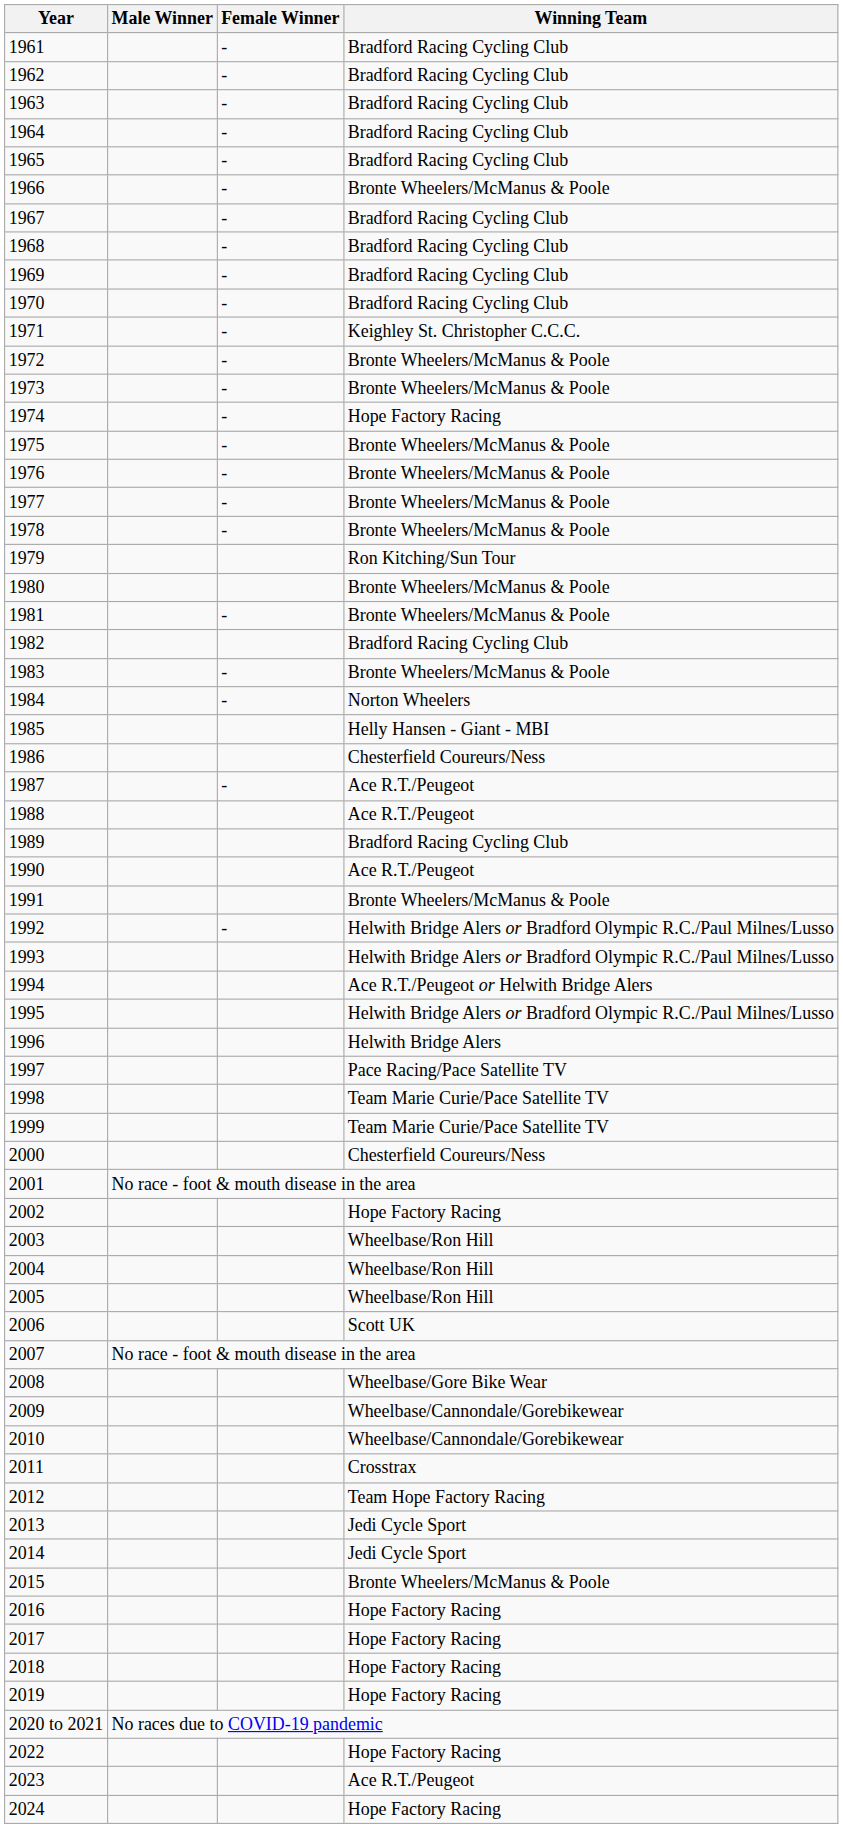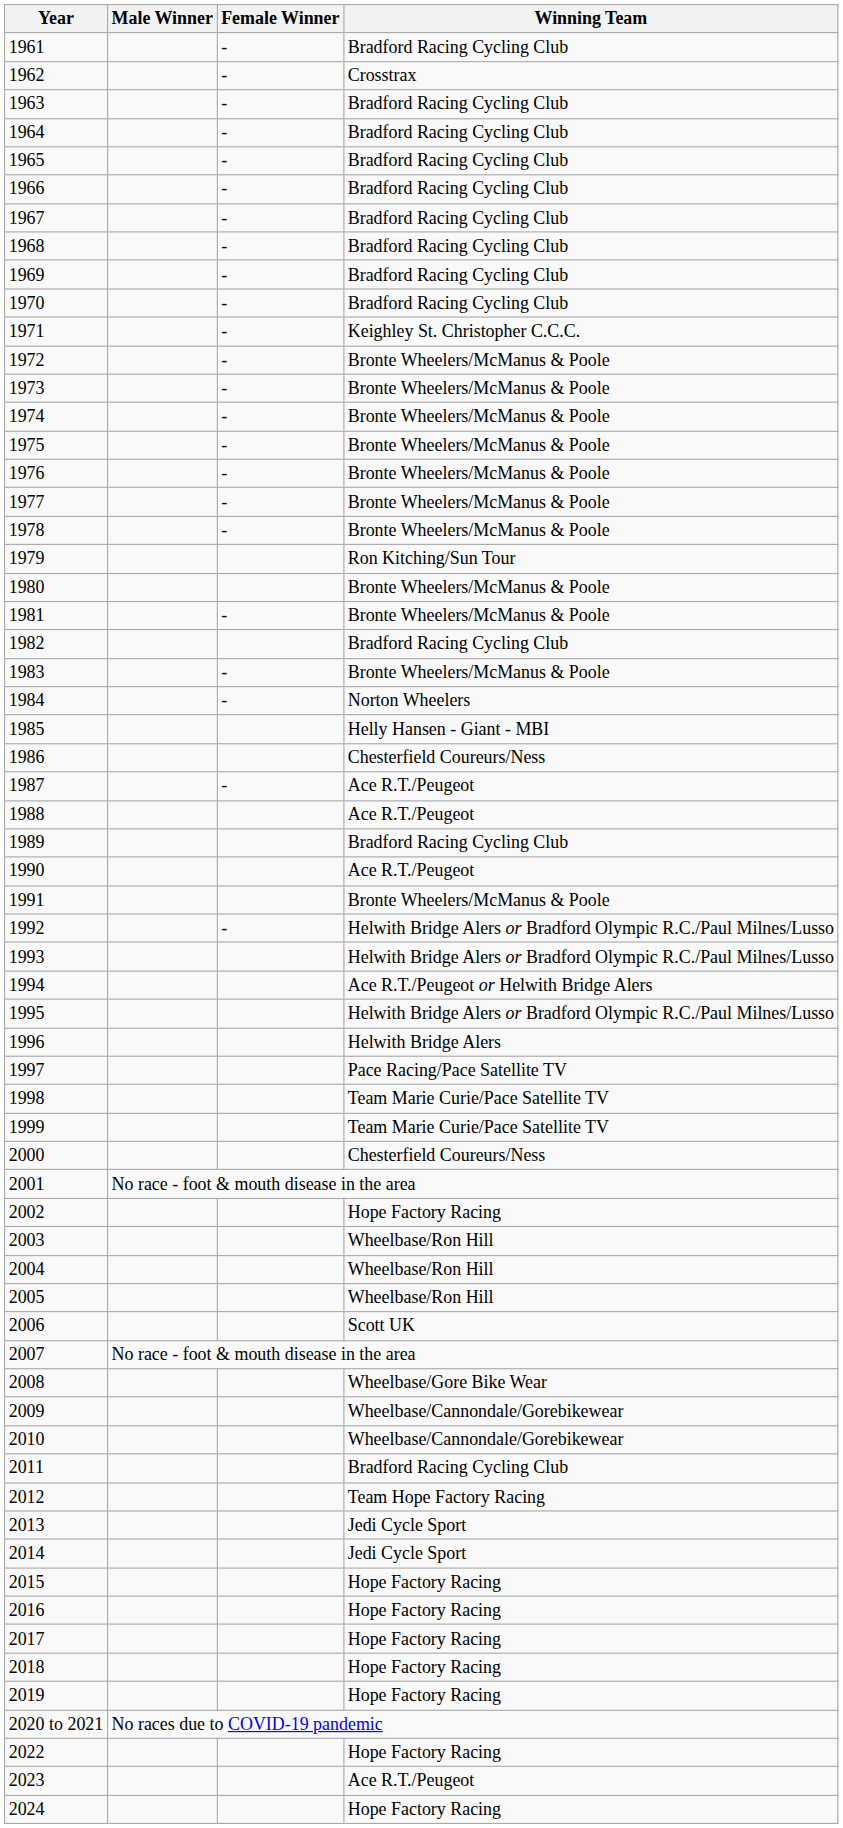(458, 75) Bradford Racing Cycling Club -> (382, 75) Crosstrax
(479, 189) Bronte Wheelers/McManus & Poole -> (458, 189) Bradford Racing Cycling Club
(424, 416) Hope Factory Racing -> (479, 416) Bronte Wheelers/McManus & Poole
(382, 1468) Crosstrax -> (458, 1468) Bradford Racing Cycling Club
(479, 1581) Bronte Wheelers/McManus & Poole -> (424, 1581) Hope Factory Racing
